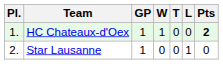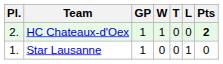(14, 31) 1. -> (14, 31) 2.
(14, 50) 2. -> (14, 50) 1.
